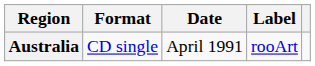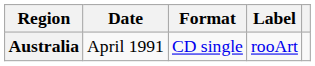columns swapped: (205, 18) <-> (123, 18)
